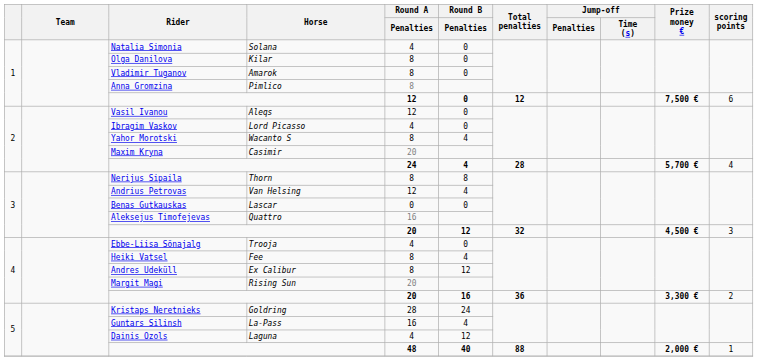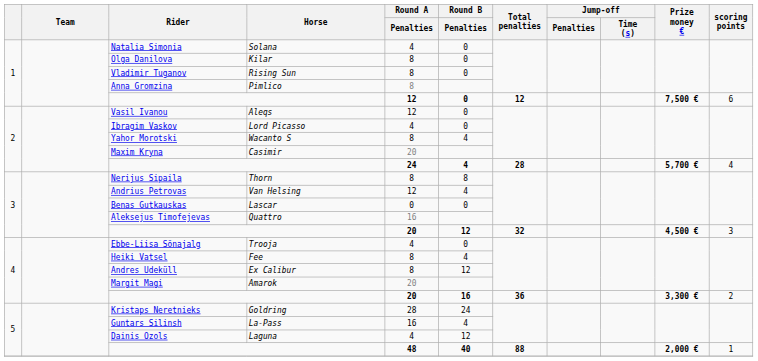(263, 73) Amarok -> (272, 73) Rising Sun
(272, 283) Rising Sun -> (263, 283) Amarok
